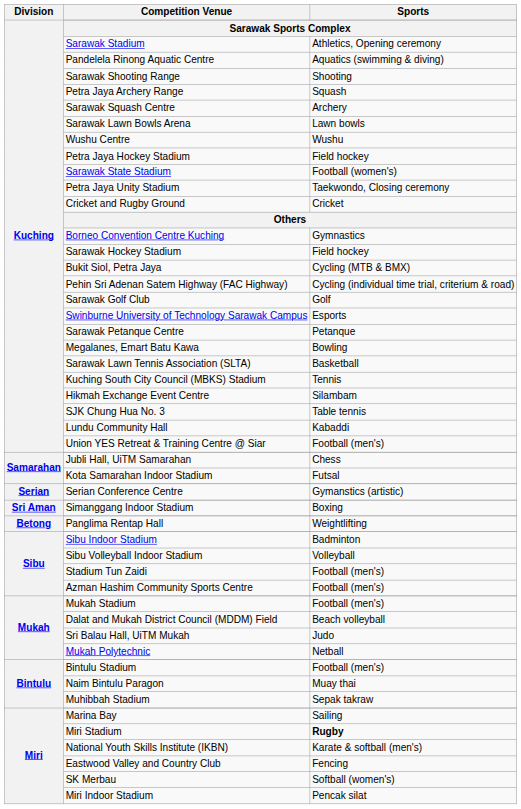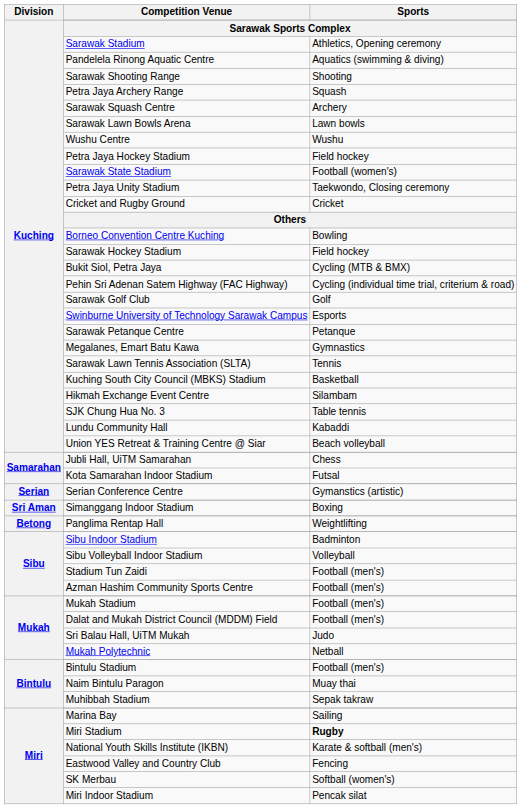(338, 236) Gymnastics -> (330, 236) Bowling
(330, 348) Bowling -> (338, 348) Gymnastics
(335, 364) Basketball -> (327, 364) Tennis
(327, 380) Tennis -> (335, 380) Basketball
(348, 444) Football (men's) -> (349, 444) Beach volleyball
(349, 619) Beach volleyball -> (348, 619) Football (men's)
